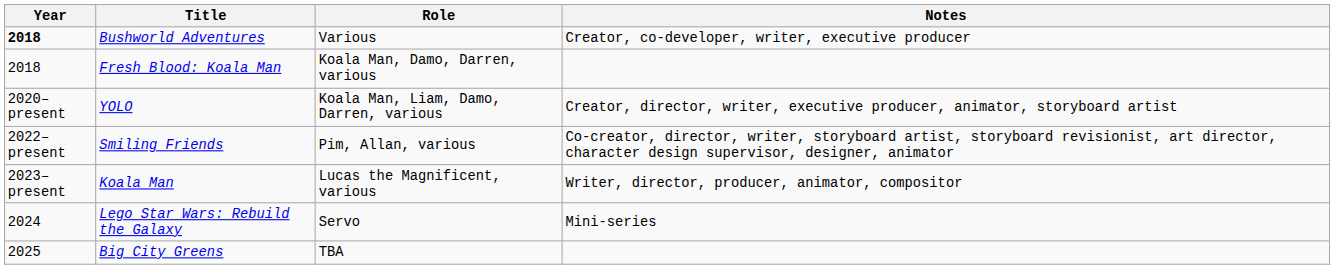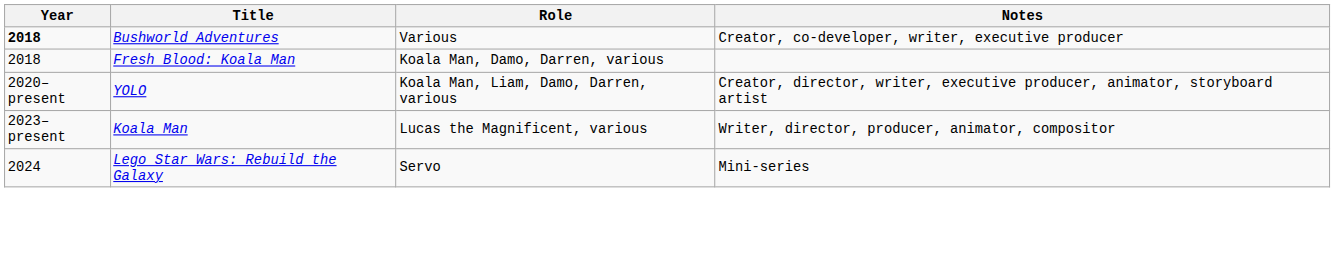- row: (161, 145)
- row: (161, 252)
